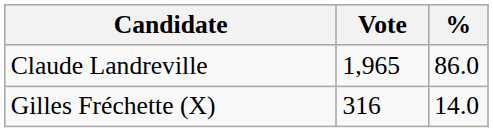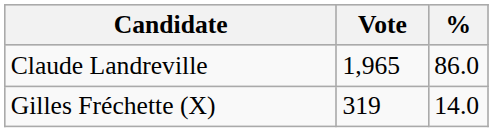(362, 106) 316 -> (362, 106) 319
